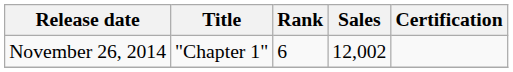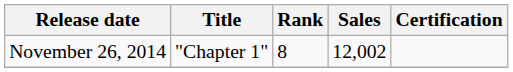(282, 51) 6 -> (282, 51) 8
